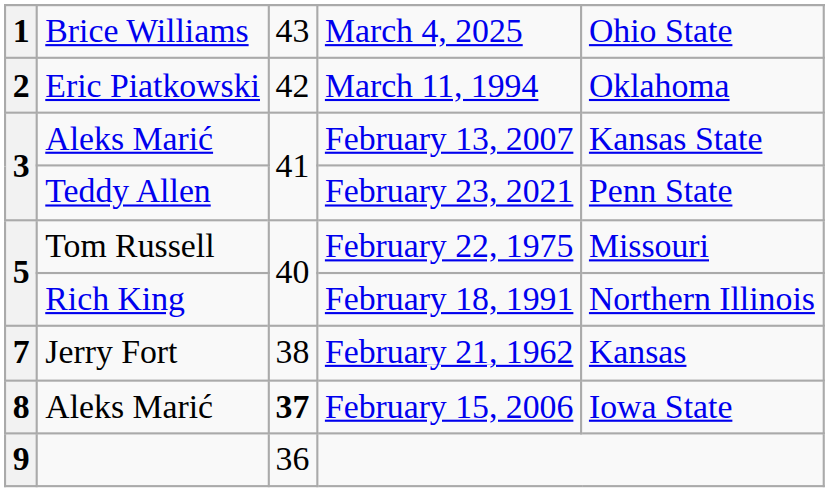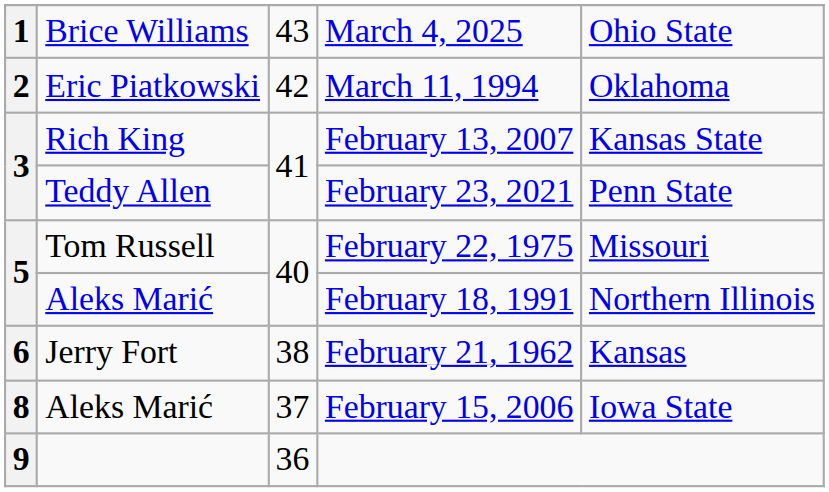(129, 138) Aleks Marić -> (115, 138) Rich King
(115, 298) Rich King -> (129, 298) Aleks Marić
(21, 352) 7 -> (21, 352) 6
(292, 406) bold -> (292, 406) normal
